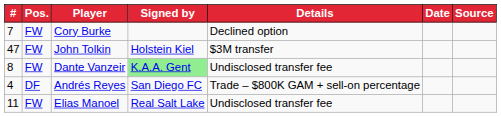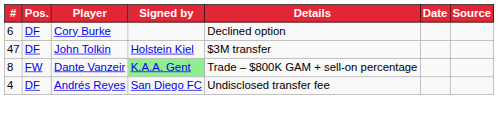(10, 31) 7 -> (10, 31) 6
(34, 31) FW -> (32, 31) DF
(34, 49) FW -> (32, 49) DF
(271, 67) Undisclosed transfer fee -> (312, 67) Trade – $800K GAM + sell-on percentage
(315, 85) Trade – $800K GAM + sell-on percentage -> (269, 85) Undisclosed transfer fee
- row: (87, 103)
